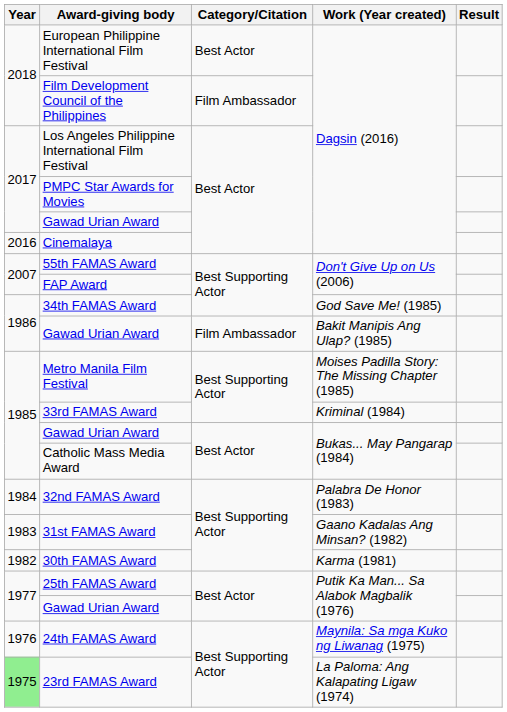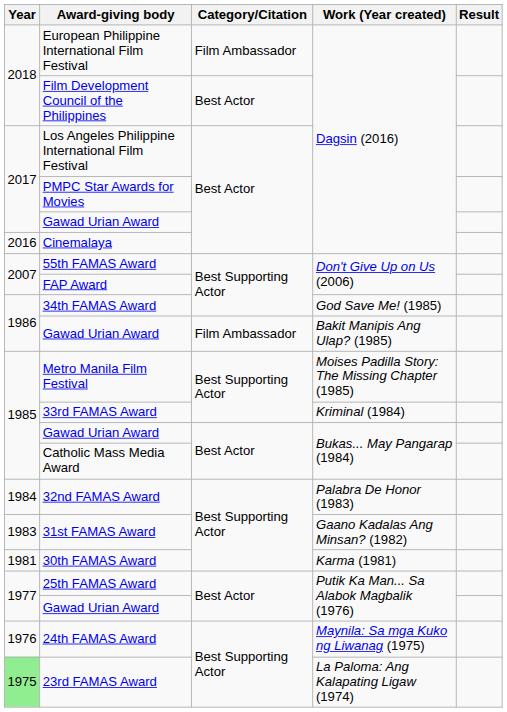(225, 50) Best Actor -> (245, 50) Film Ambassador
(245, 100) Film Ambassador -> (225, 100) Best Actor
(22, 560) 1982 -> (22, 560) 1981
